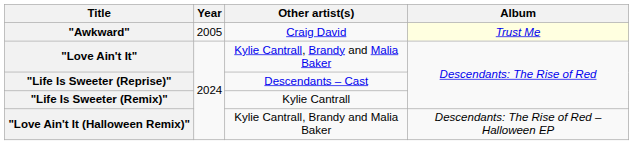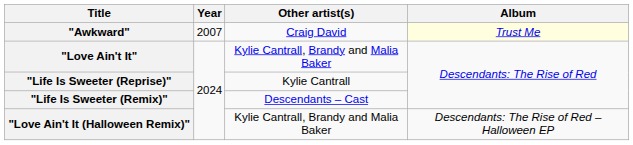(209, 31) 2005 -> (209, 31) 2007
(316, 81) Descendants – Cast -> (316, 81) Kylie Cantrall
(316, 99) Kylie Cantrall -> (316, 99) Descendants – Cast
